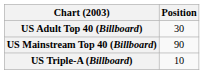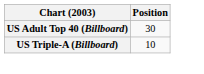- row: (82, 45)
